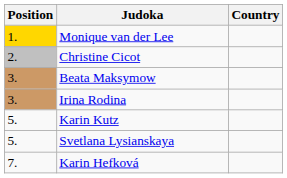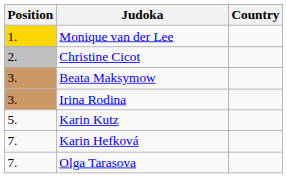- row: (117, 141)
+ row: (98, 162)
